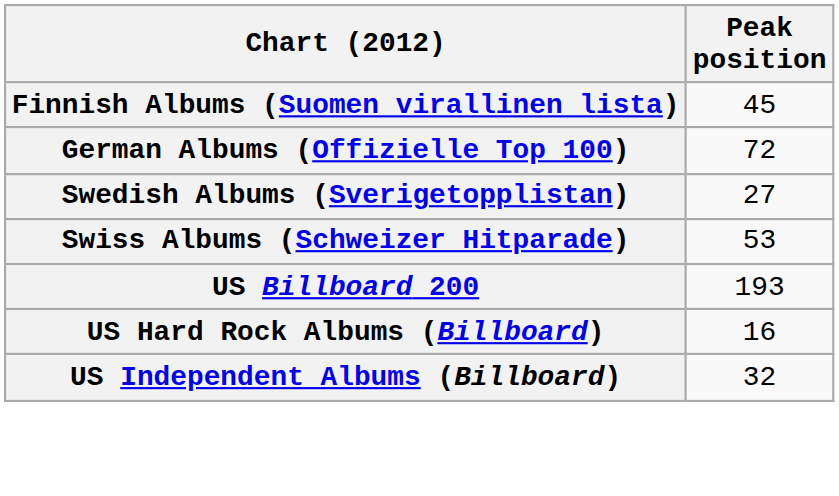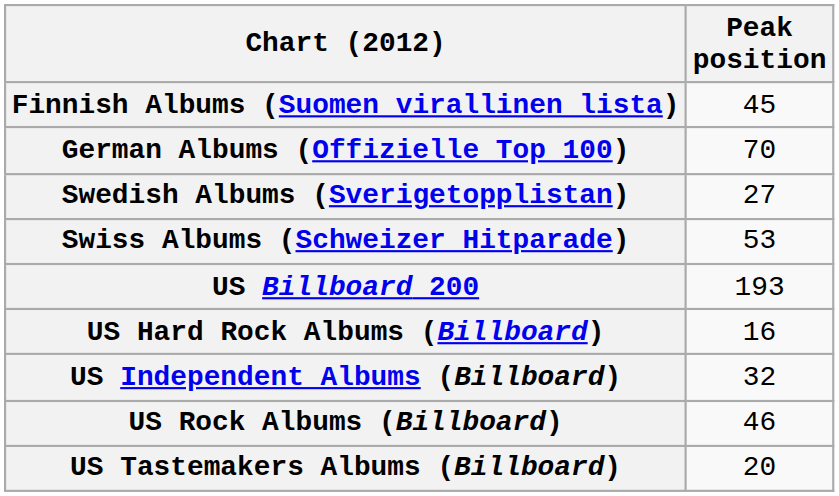(760, 151) 72 -> (760, 151) 70
+ row: (346, 423)
+ row: (346, 468)
